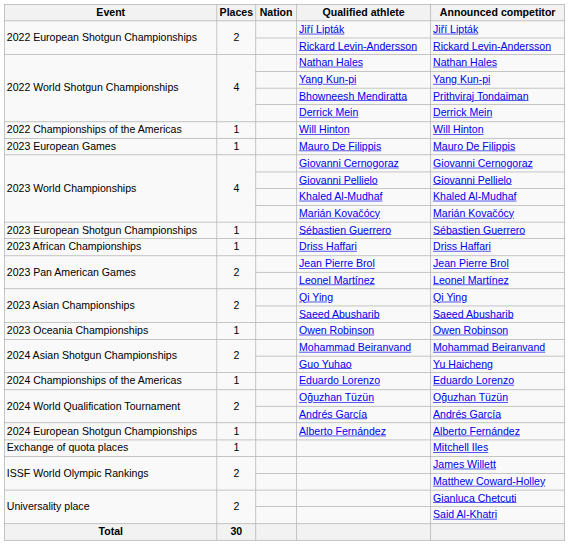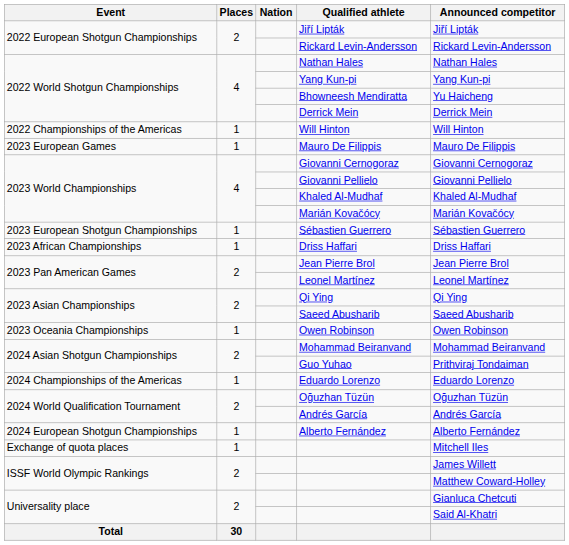(481, 96) Prithviraj Tondaiman -> (463, 96) Yu Haicheng
(463, 364) Yu Haicheng -> (481, 364) Prithviraj Tondaiman
